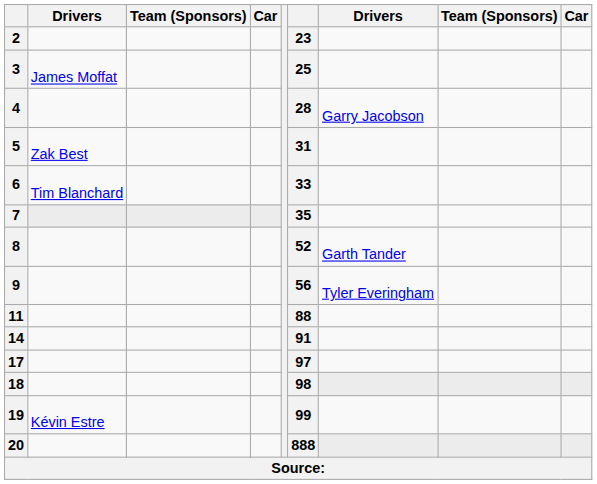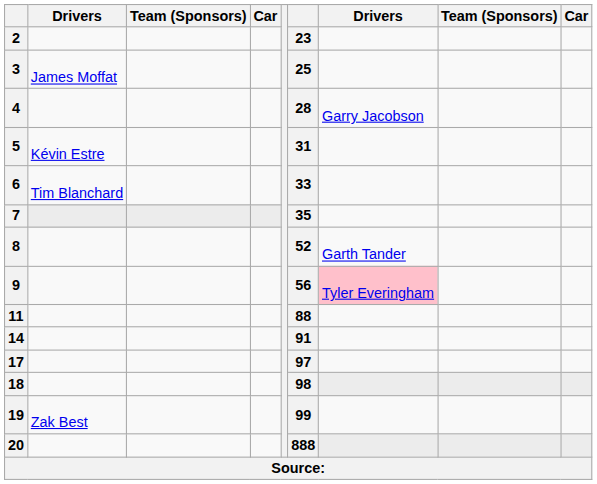(59, 154) Zak Best -> (68, 154) Kévin Estre
(378, 293) no background -> (378, 293) pink background
(68, 422) Kévin Estre -> (59, 422) Zak Best
